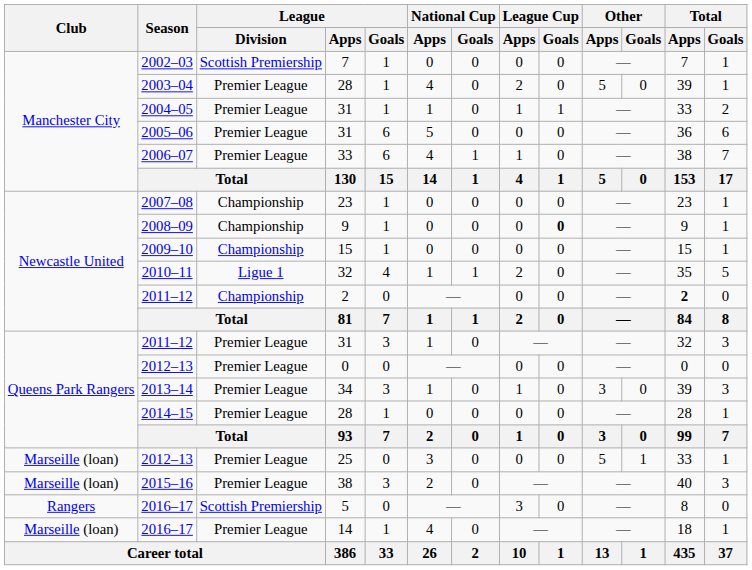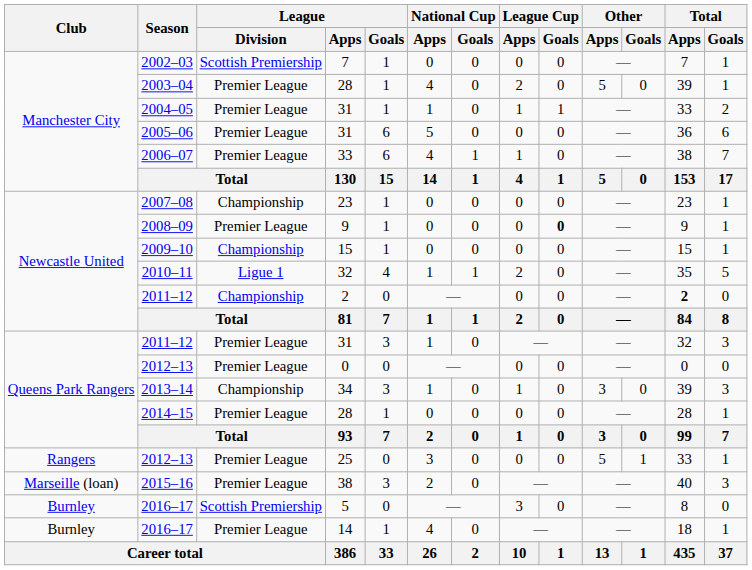(261, 226) Championship -> (261, 226) Premier League
(261, 389) Premier League -> (261, 389) Championship
(71, 459) Marseille (loan) -> (71, 459) Rangers
(71, 506) Rangers -> (71, 506) Burnley
(71, 529) Marseille (loan) -> (71, 529) Burnley
